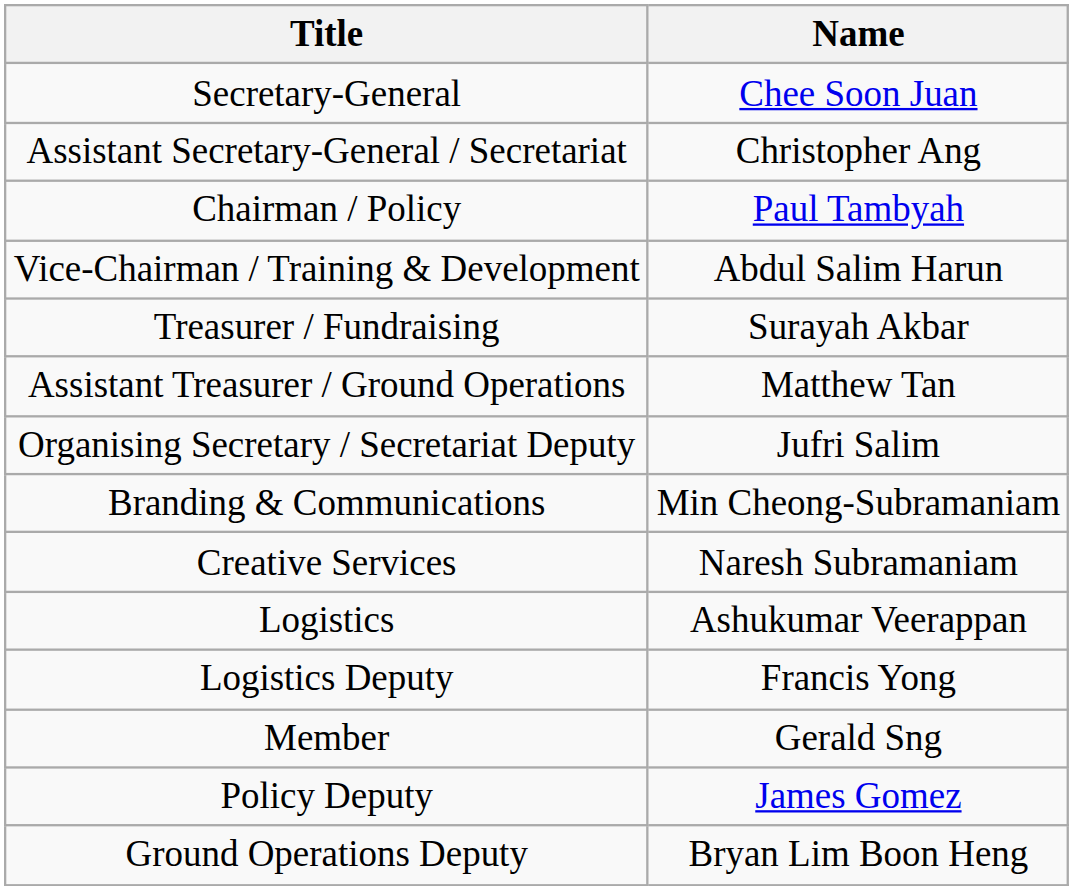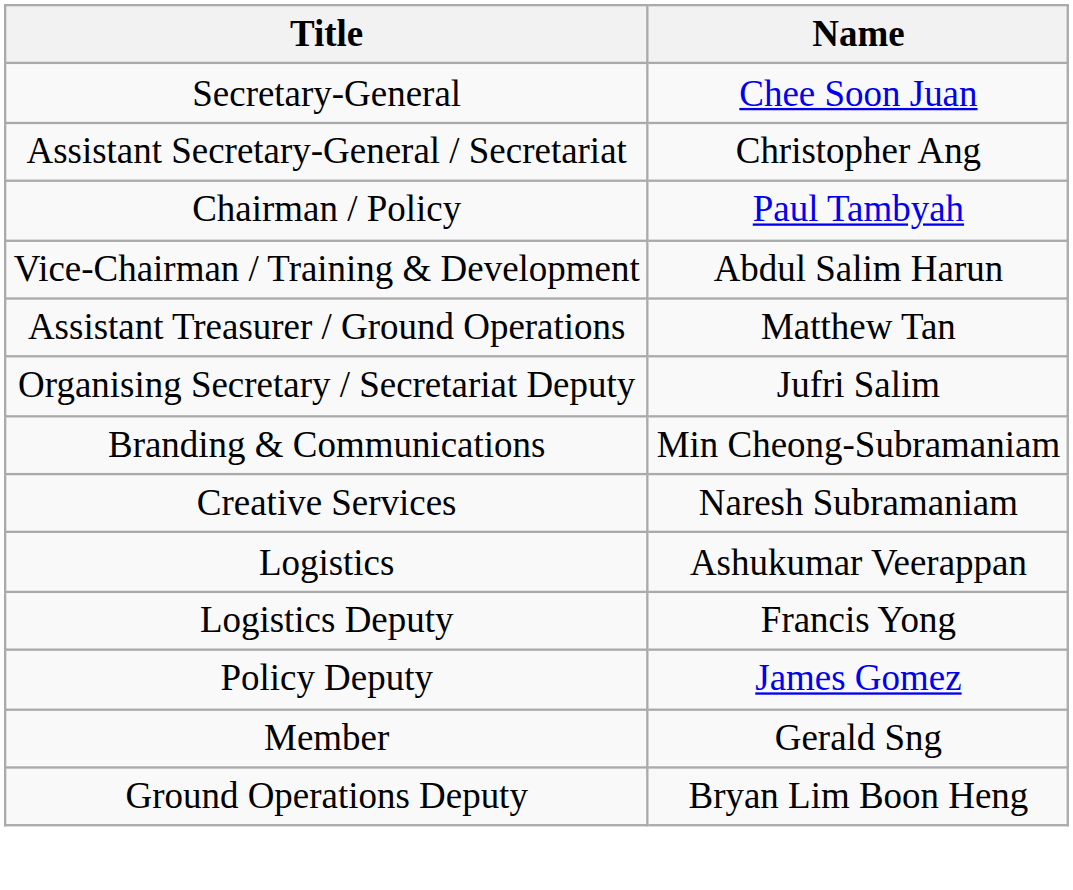- row: (327, 326)
rows swapped: (327, 737) <-> (327, 795)
